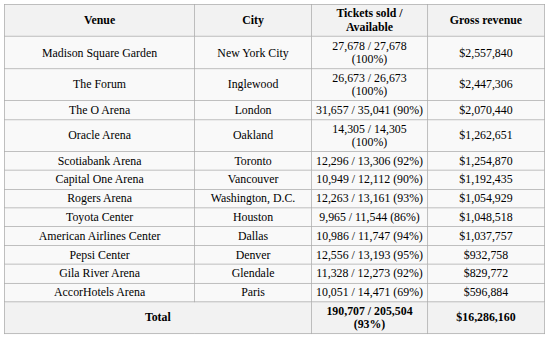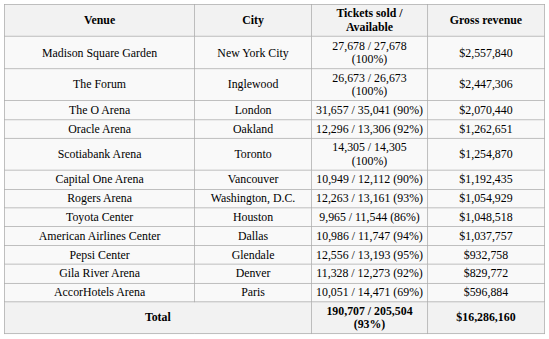(370, 135) 14,305 / 14,305 (100%) -> (370, 128) 12,296 / 13,306 (92%)
(370, 161) 12,296 / 13,306 (92%) -> (370, 154) 14,305 / 14,305 (100%)
(253, 254) Denver -> (253, 254) Glendale
(253, 273) Glendale -> (253, 273) Denver
